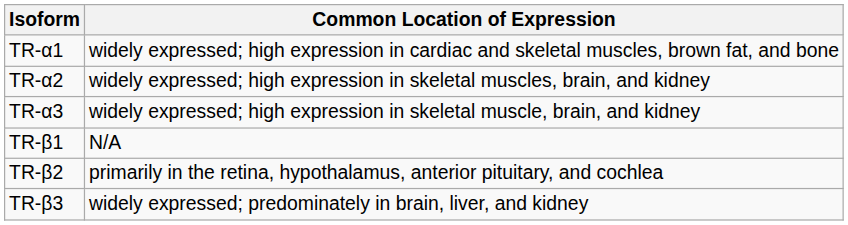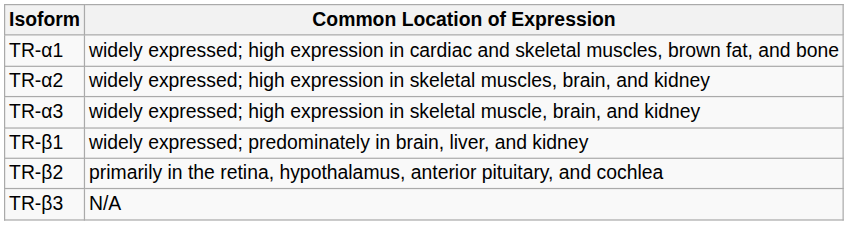(105, 142) N/A -> (339, 142) widely expressed; predominately in brain, liver, and kidney
(339, 204) widely expressed; predominately in brain, liver, and kidney -> (105, 204) N/A
